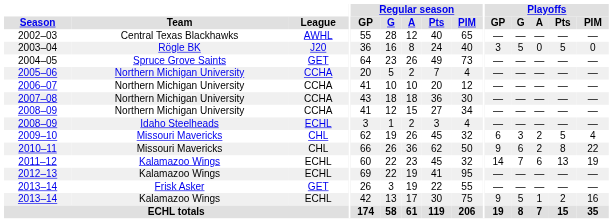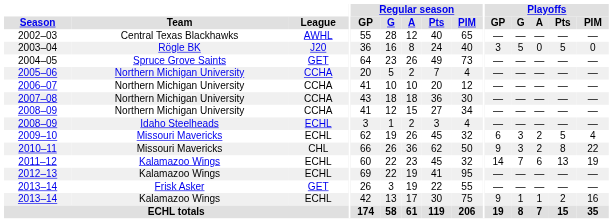(318, 136) CHL -> (318, 136) ECHL
(521, 149) 6 -> (521, 149) 3
(521, 199) 5 -> (521, 199) 1
